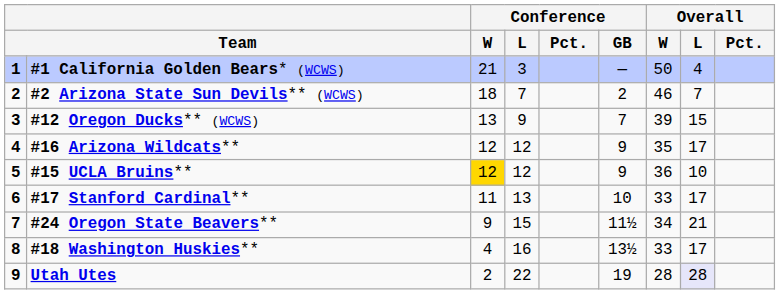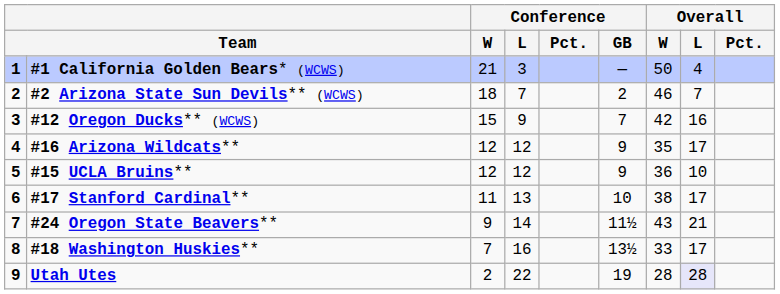(487, 121) 13 -> (487, 121) 15
(663, 121) 39 -> (663, 121) 42
(698, 121) 15 -> (698, 121) 16
(487, 173) gold background -> (487, 173) no background
(663, 198) 33 -> (663, 198) 38
(522, 224) 15 -> (522, 224) 14
(663, 224) 34 -> (663, 224) 43
(487, 250) 4 -> (487, 250) 7
